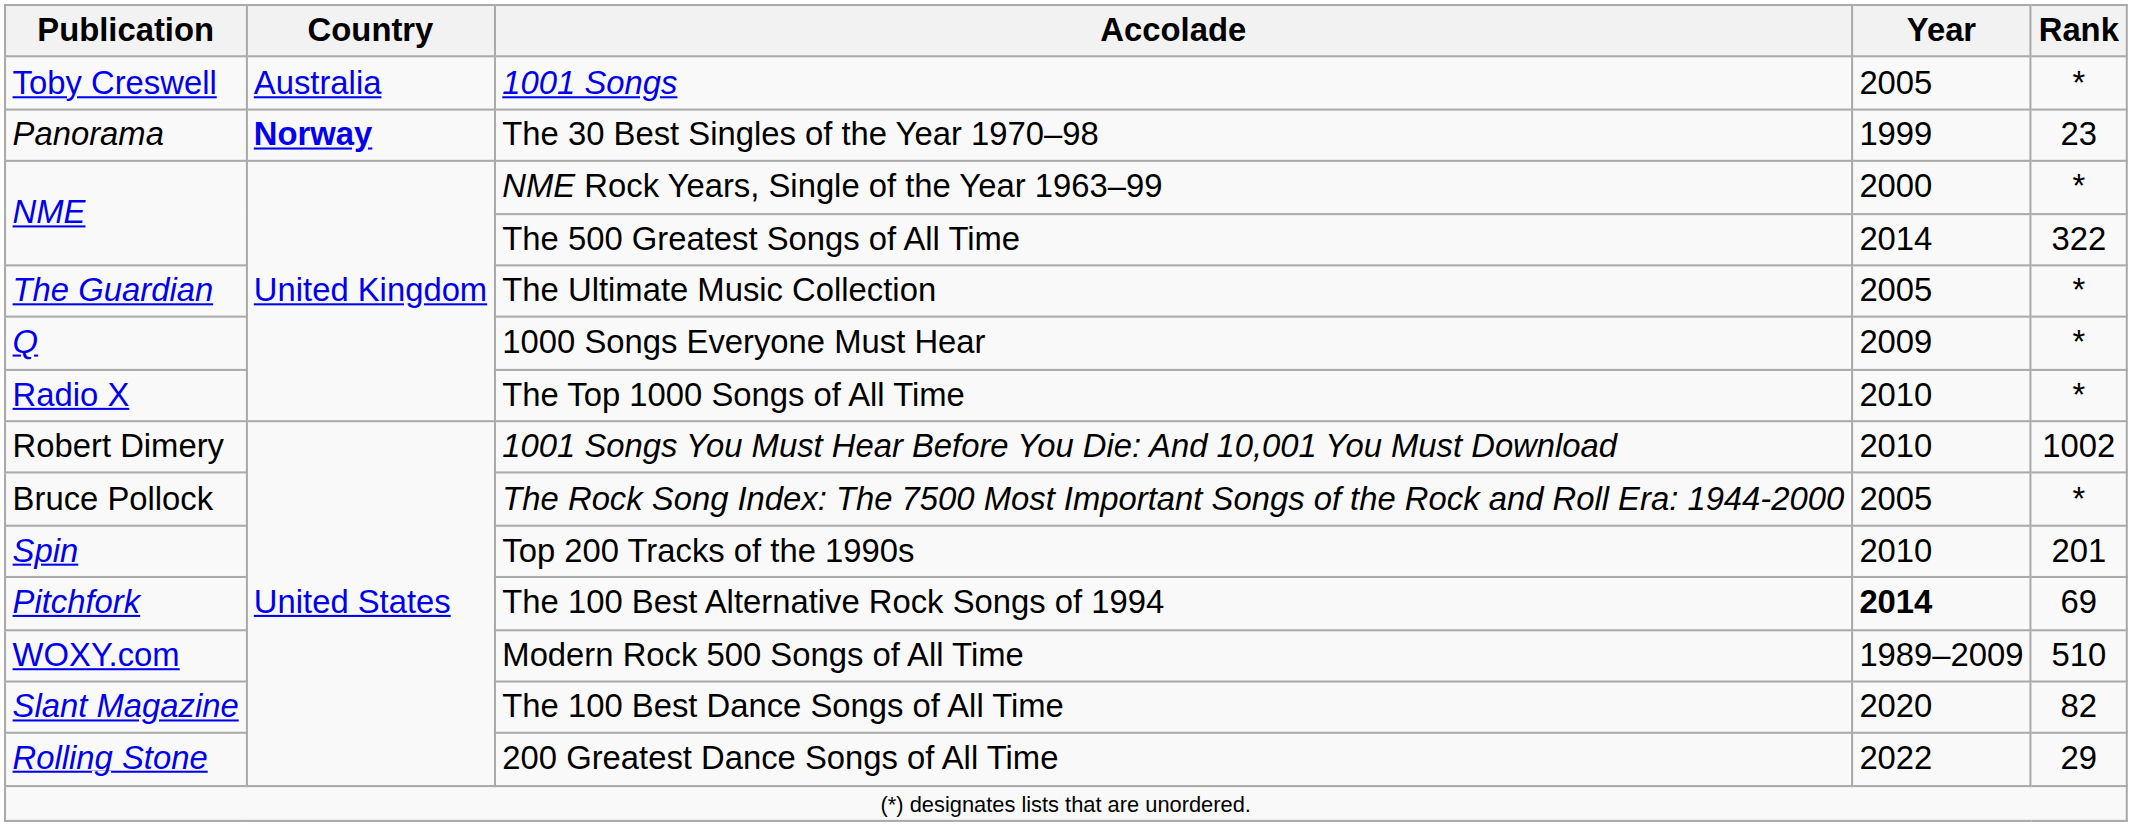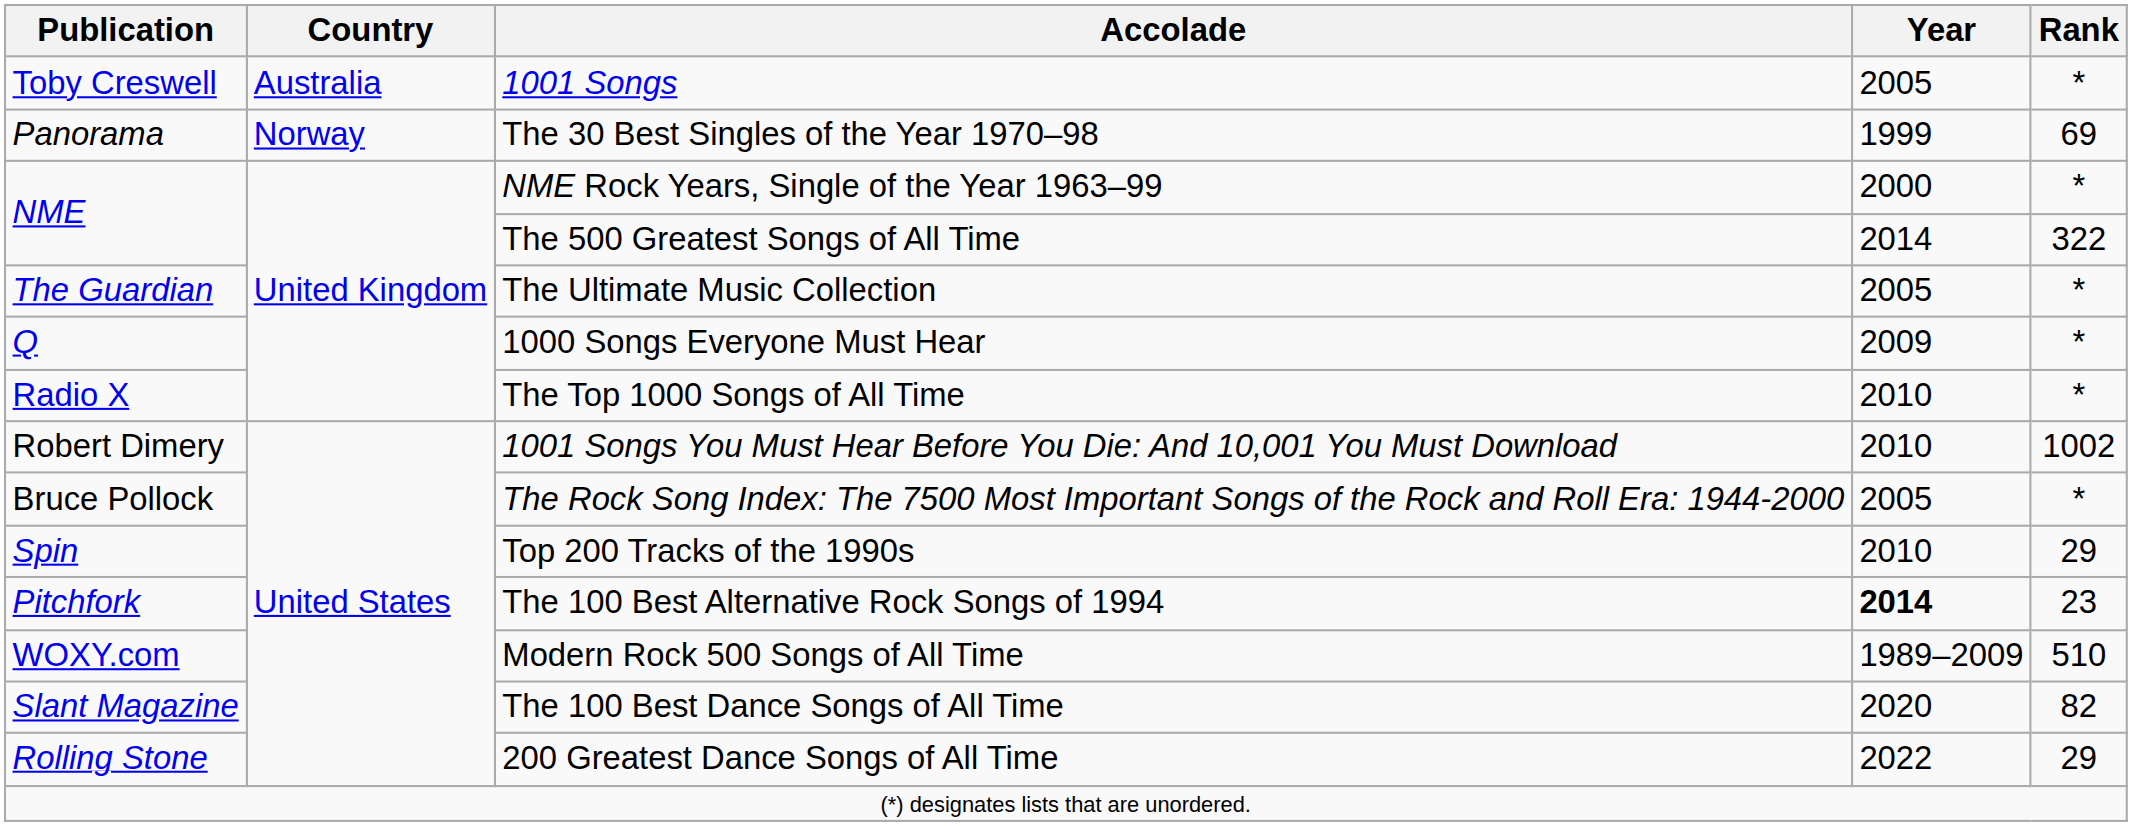(313, 134) bold -> (309, 134) normal
(2079, 134) 23 -> (2079, 134) 69
(2079, 550) 201 -> (2079, 550) 29
(2079, 602) 69 -> (2079, 602) 23
